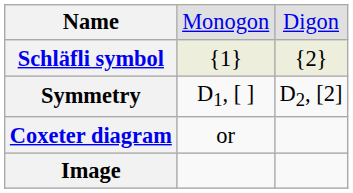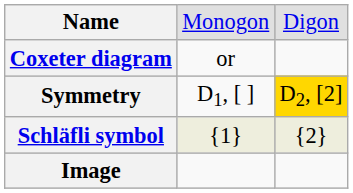rows swapped: (91, 57) <-> (91, 134)
(311, 96) no background -> (311, 96) gold background
